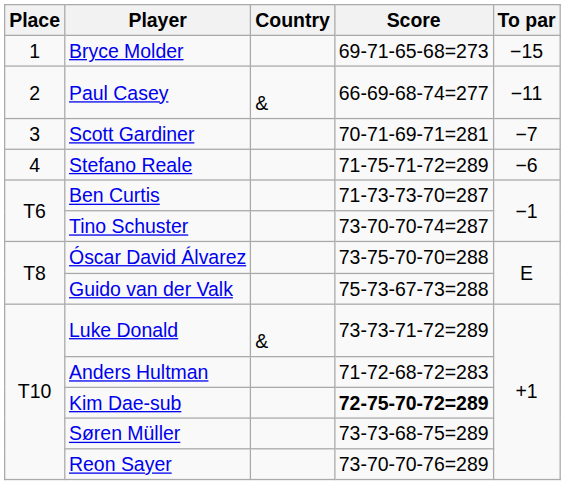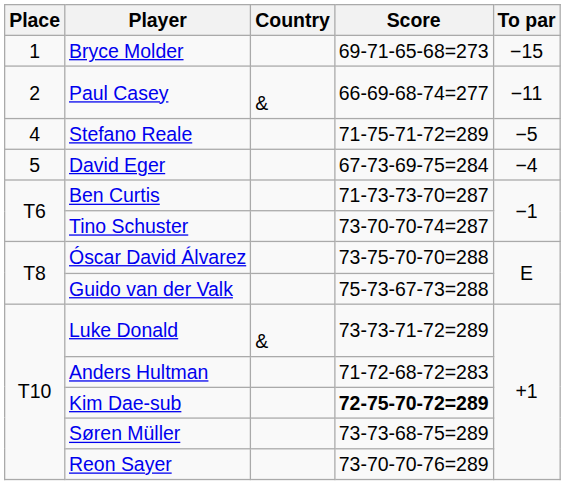- row: (132, 134)
(527, 165) −6 -> (527, 134) −5
+ row: (117, 165)
